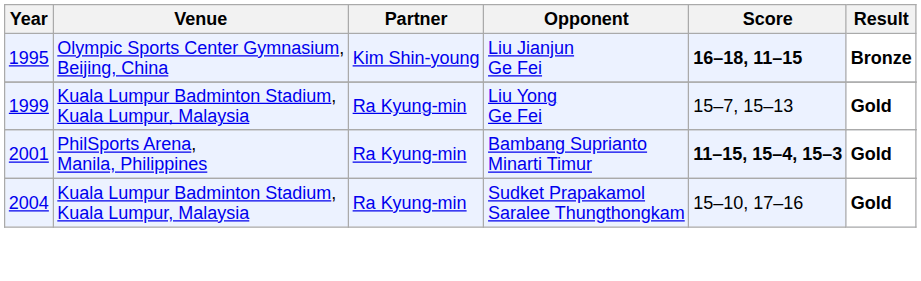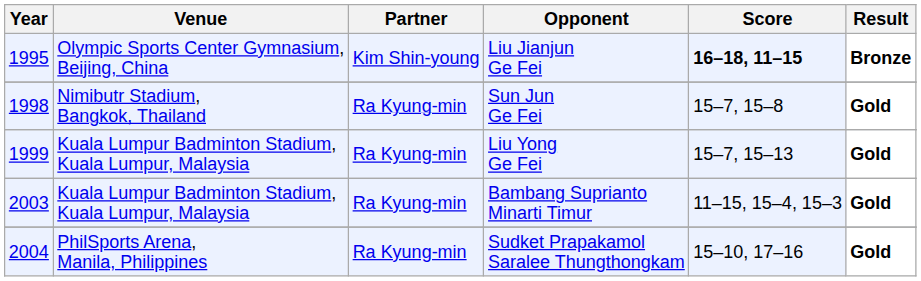+ row: (521, 106)
(29, 155) 2001 -> (29, 203) 2003
(132, 155) PhilSports Arena, Manila, Philippines -> (197, 203) Kuala Lumpur Badminton Stadium, Kuala Lumpur, Malaysia
(768, 155) bold -> (768, 203) normal
(197, 203) Kuala Lumpur Badminton Stadium, Kuala Lumpur, Malaysia -> (132, 251) PhilSports Arena, Manila, Philippines
